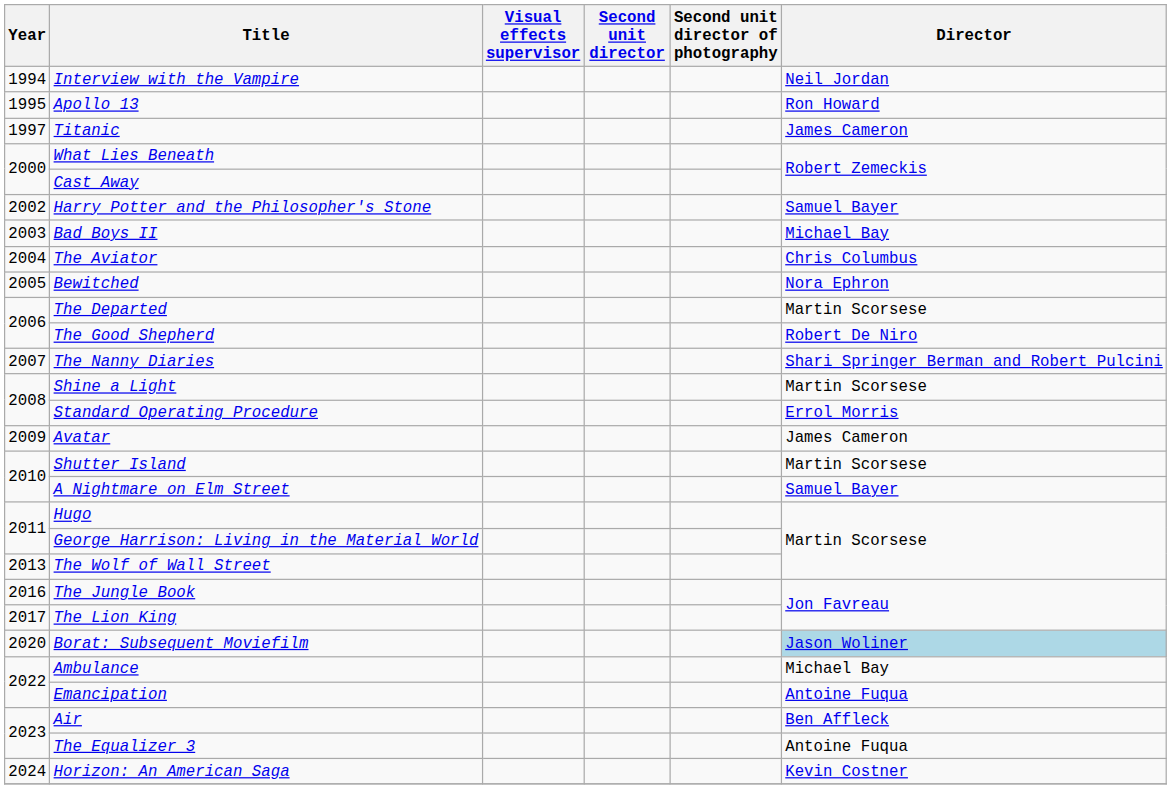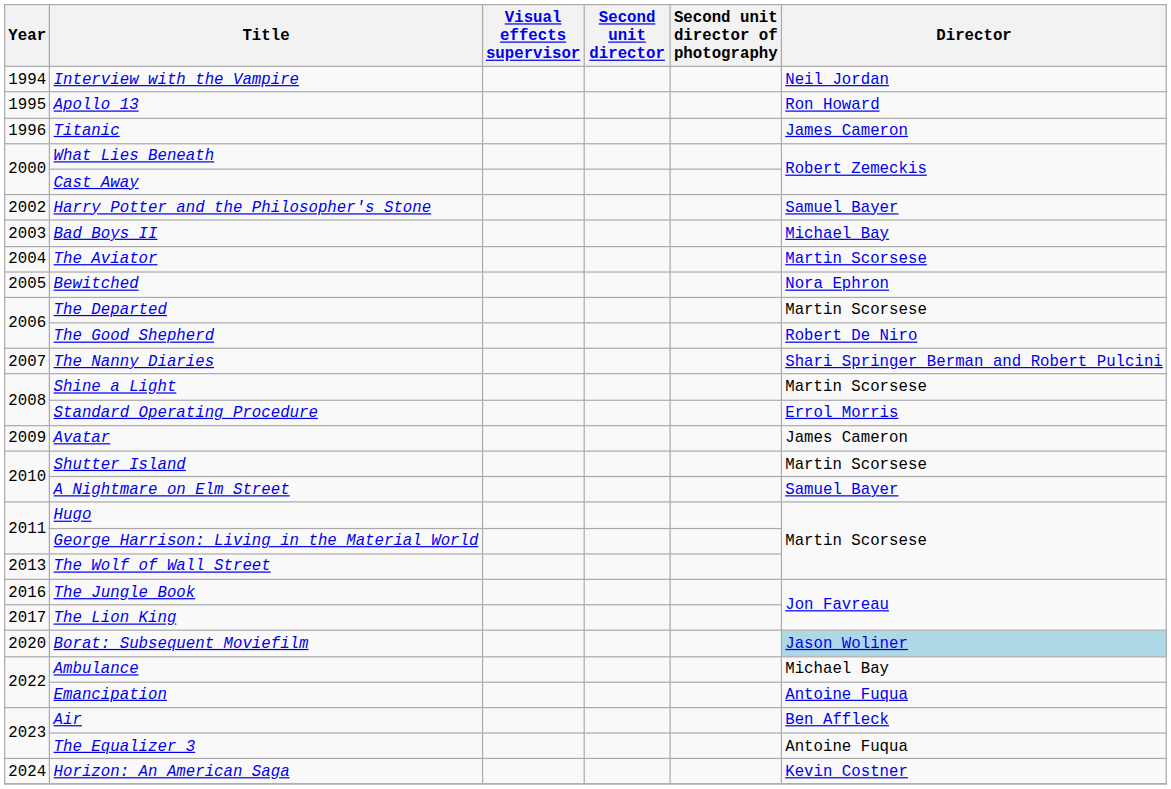(27, 131) 1997 -> (27, 131) 1996
(851, 259) Chris Columbus -> (856, 259) Martin Scorsese
